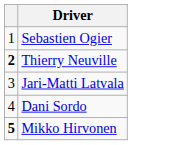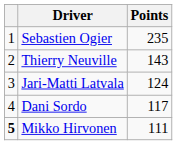+ column: (149, 15)
(11, 60) bold -> (11, 60) normal
